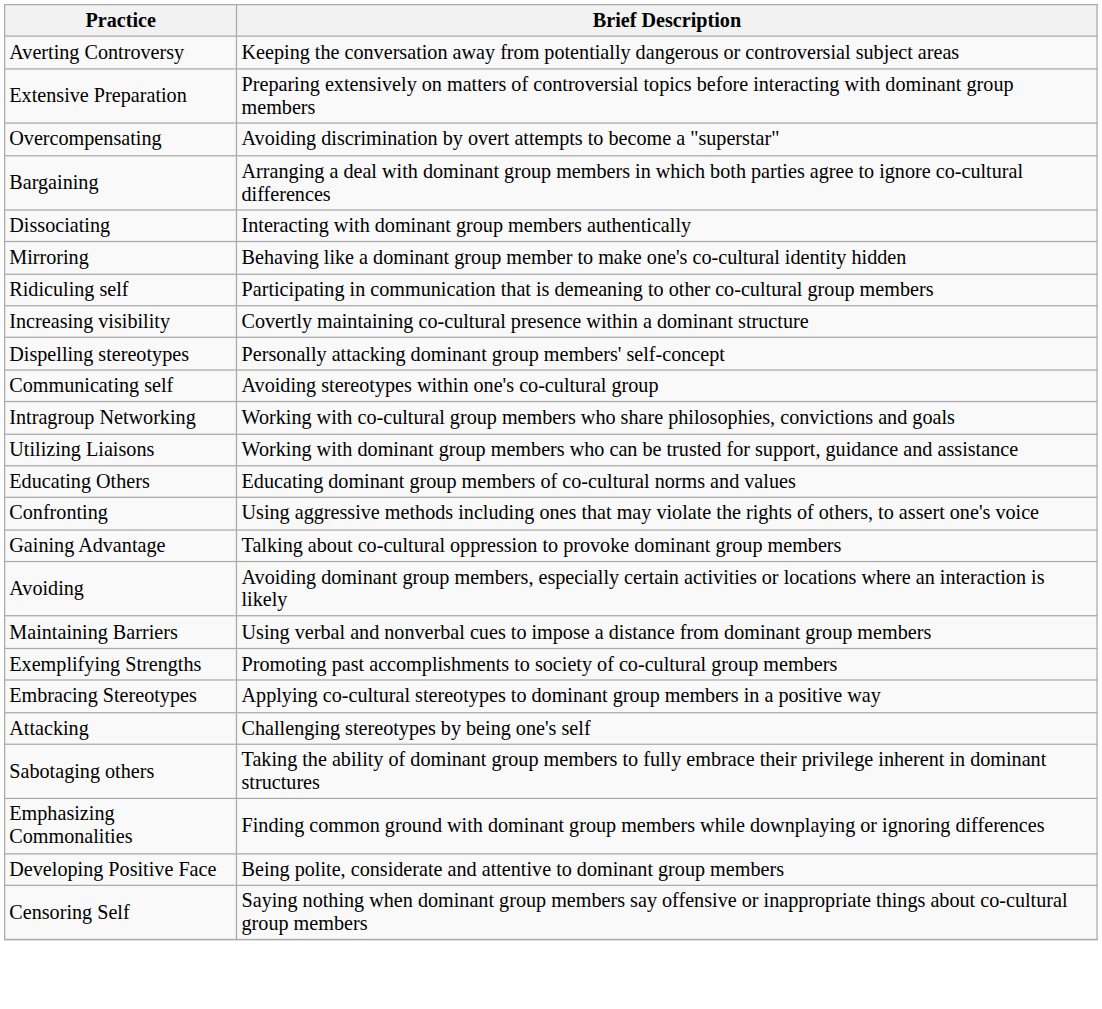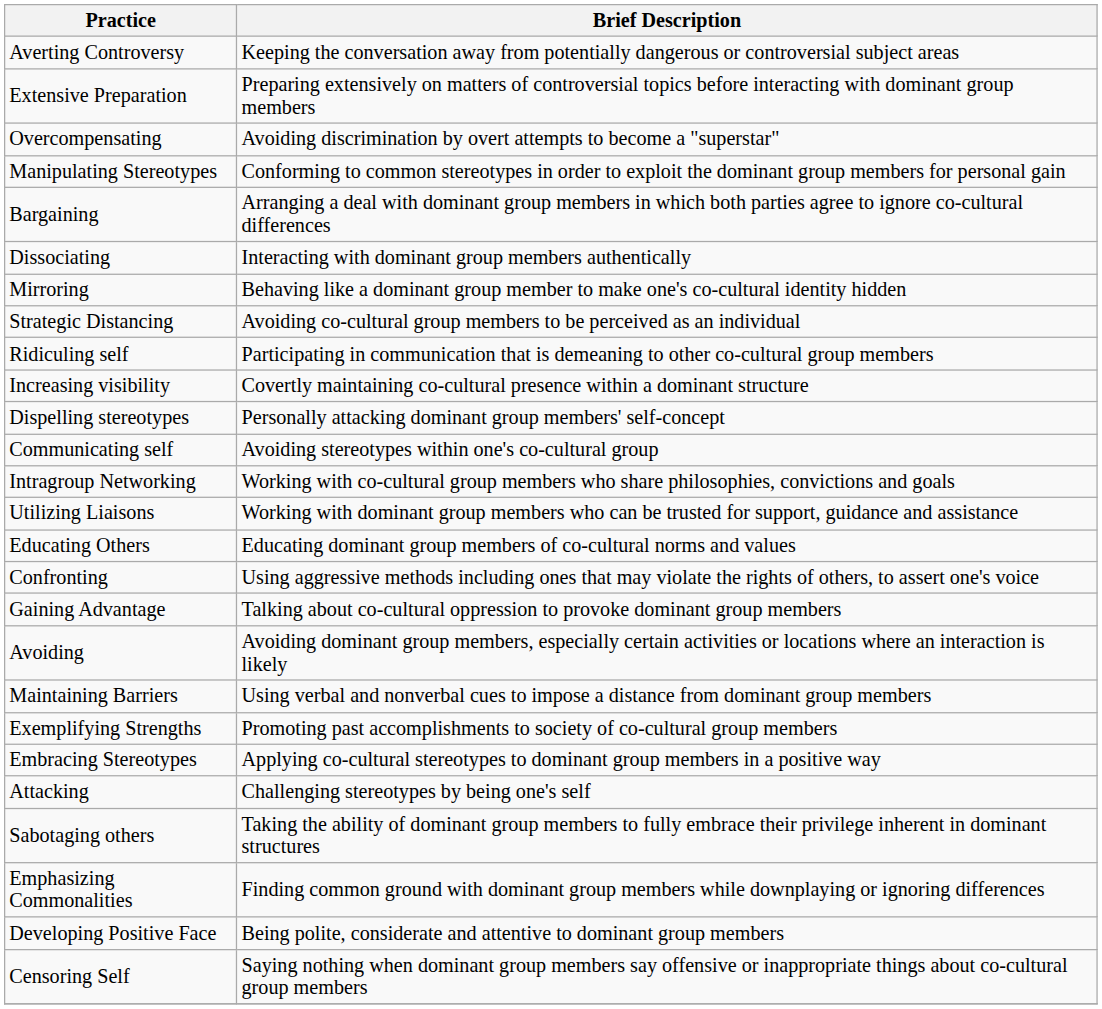+ row: (113, 171)
+ row: (91, 321)
